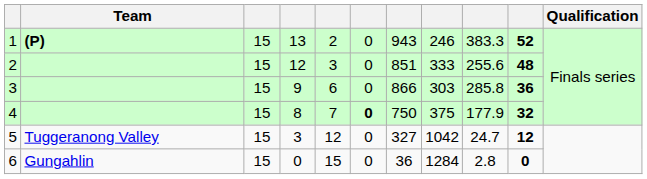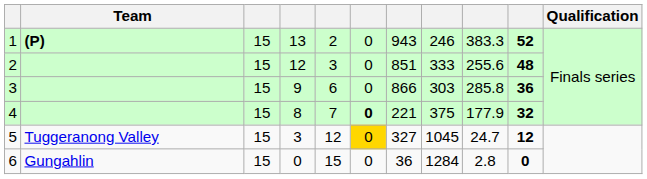(404, 112) 750 -> (404, 112) 221
(368, 137) no background -> (368, 137) gold background
(442, 137) 1042 -> (442, 137) 1045
